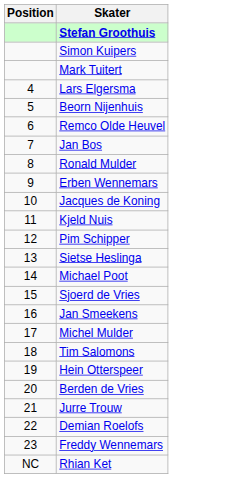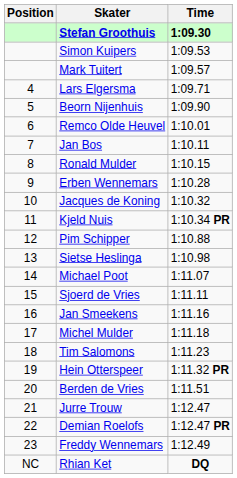+ column: (200, 13)
